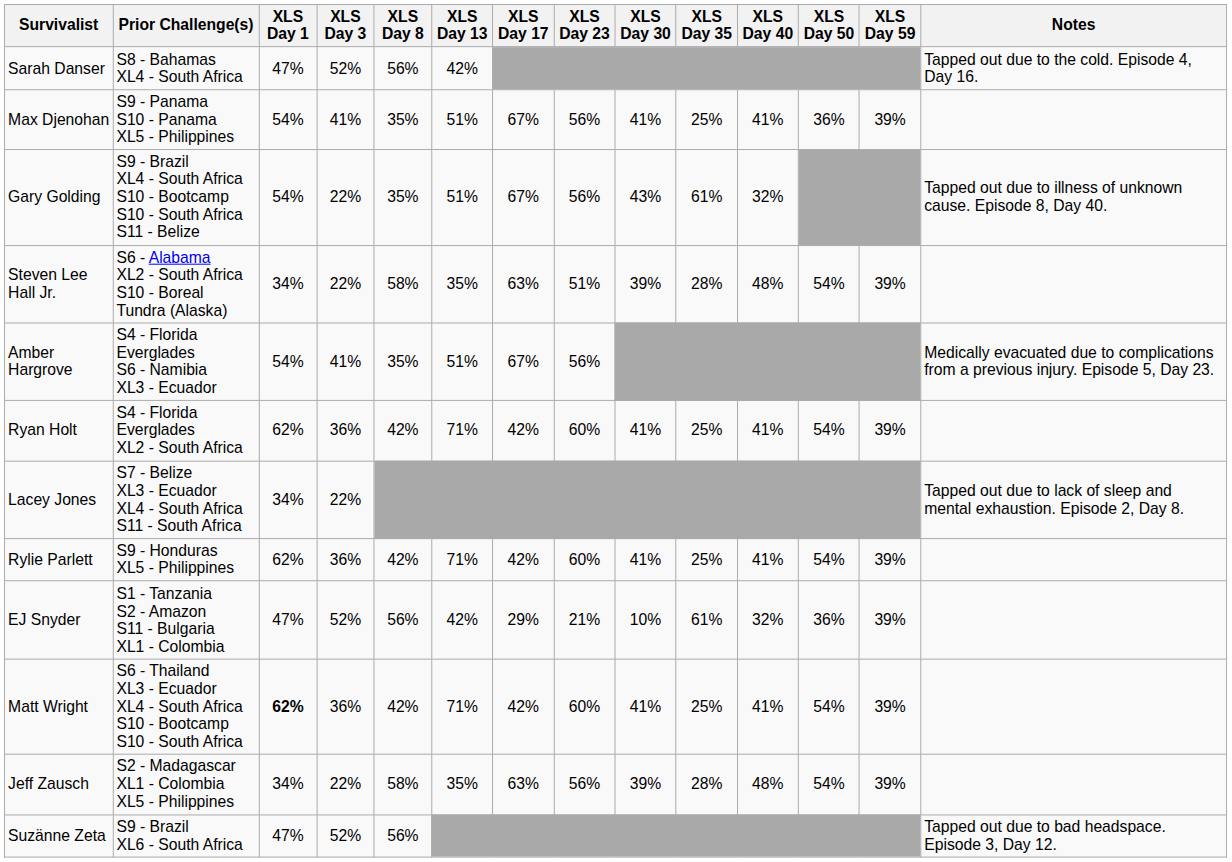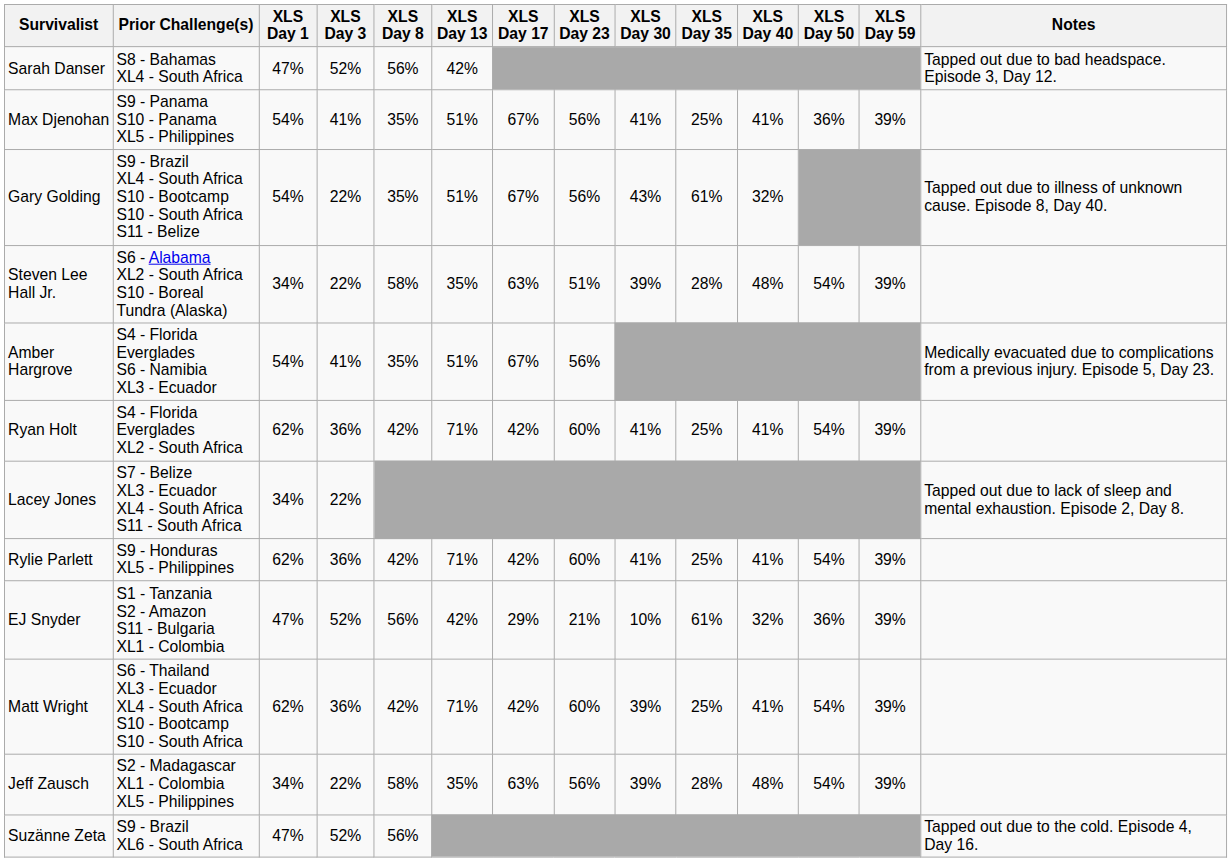(1058, 68) Tapped out due to the cold. Episode 4, Day 16. -> (1045, 68) Tapped out due to bad headspace. Episode 3, Day 12.
(288, 706) bold -> (288, 706) normal
(646, 706) 41% -> (646, 706) 39%
(1045, 835) Tapped out due to bad headspace. Episode 3, Day 12. -> (1058, 835) Tapped out due to the cold. Episode 4, Day 16.
